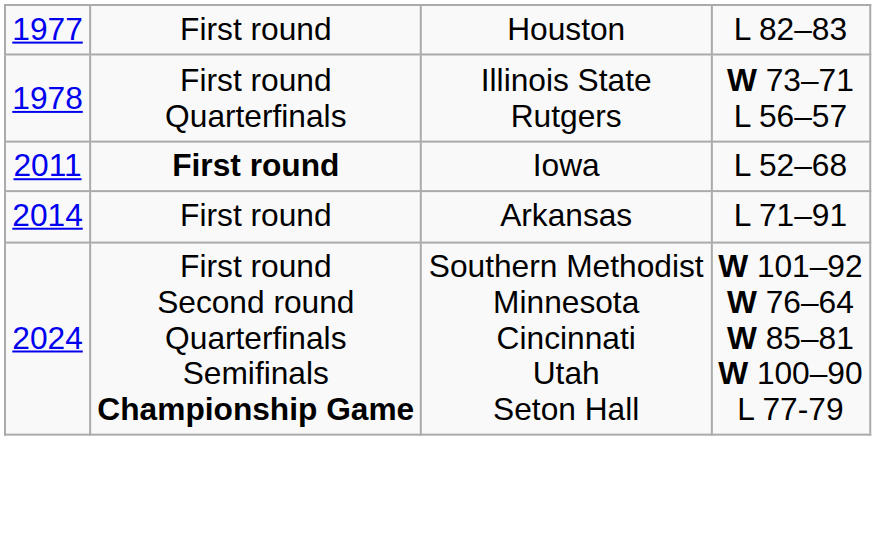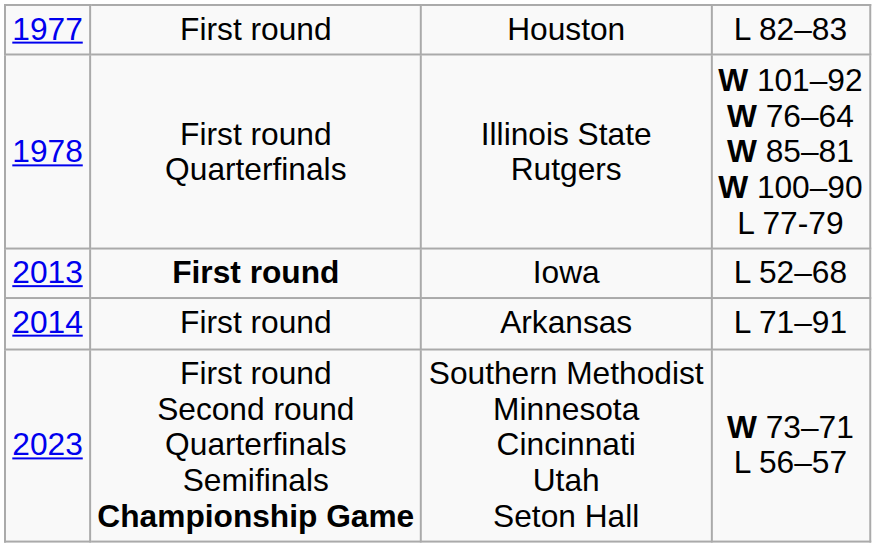(790, 97) W 73–71 L 56–57 -> (790, 151) W 101–92 W 76–64 W 85–81 W 100–90 L 77-79
(48, 165) 2011 -> (48, 272) 2013
(48, 337) 2024 -> (48, 444) 2023
(790, 337) W 101–92 W 76–64 W 85–81 W 100–90 L 77-79 -> (790, 444) W 73–71 L 56–57
